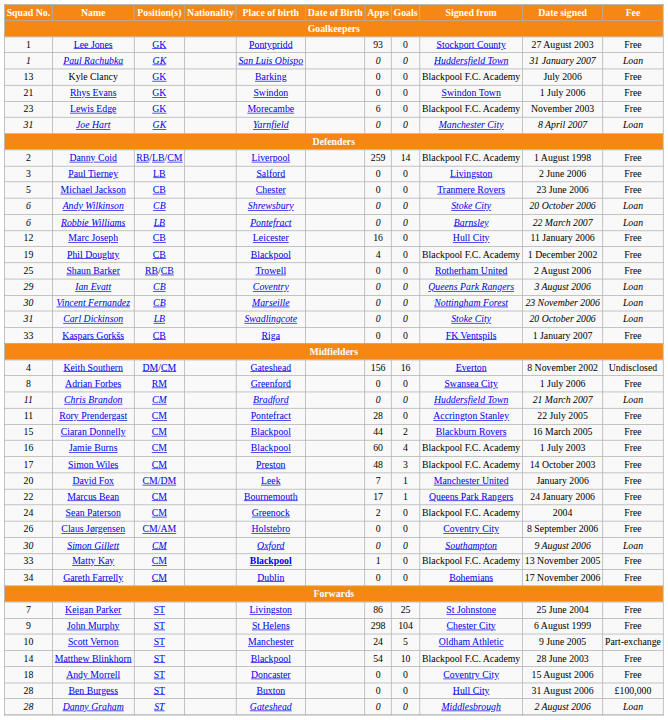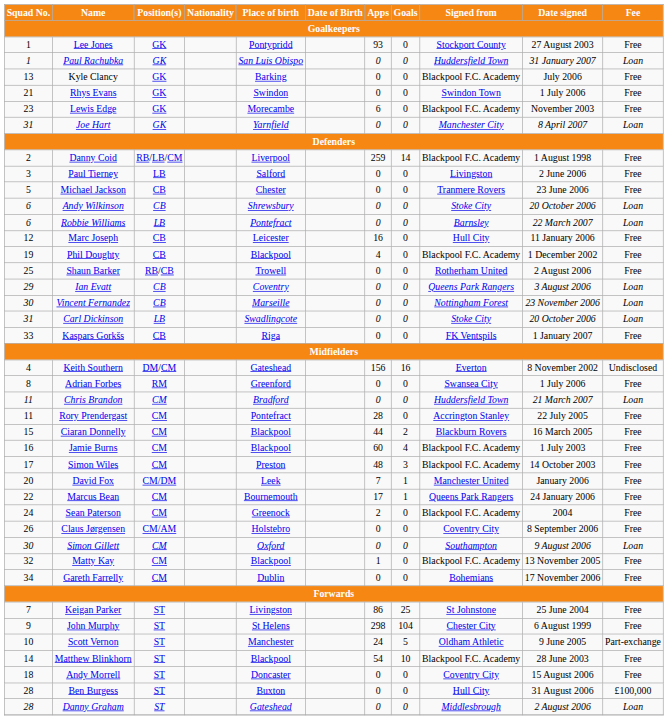(28, 562) 33 -> (28, 562) 32
(271, 562) bold -> (271, 562) normal
